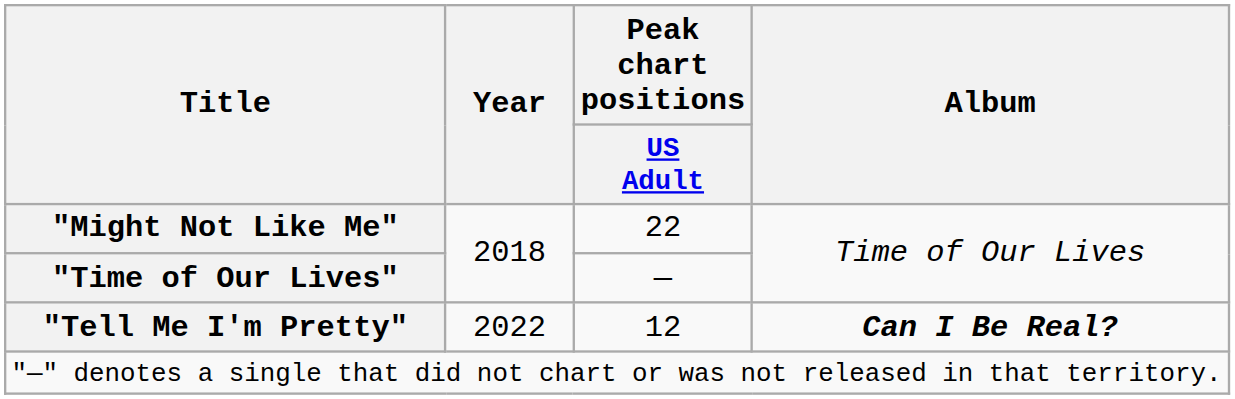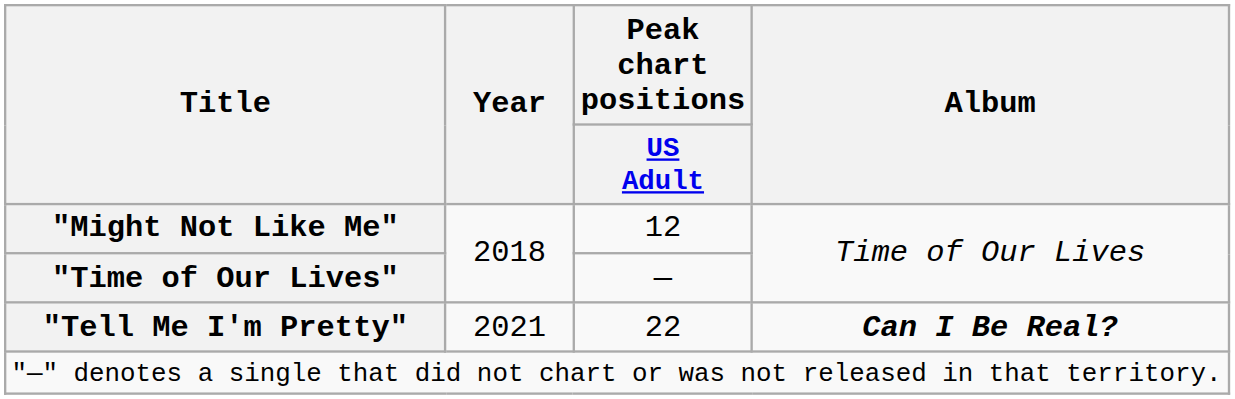(663, 228) 22 -> (663, 228) 12
(510, 328) 2022 -> (510, 328) 2021
(663, 328) 12 -> (663, 328) 22
